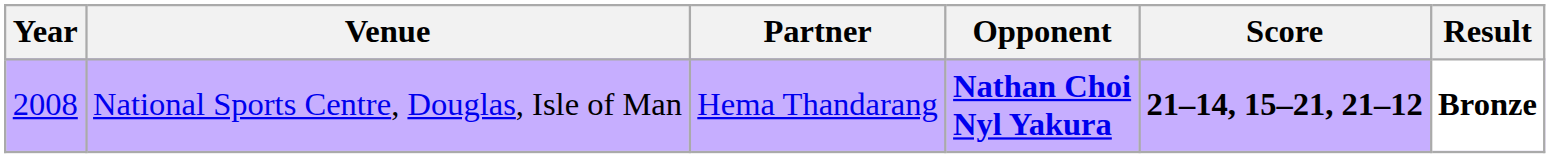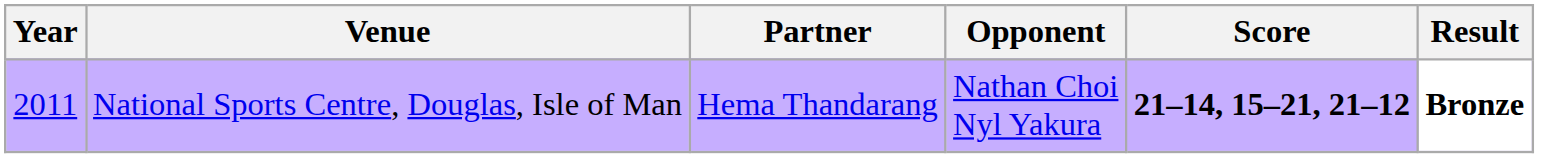(45, 104) 2008 -> (45, 104) 2011
(1042, 104) bold -> (1036, 104) normal
